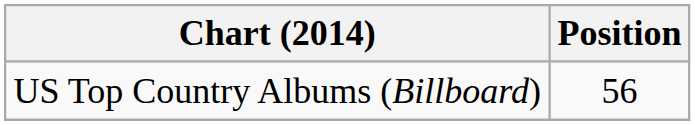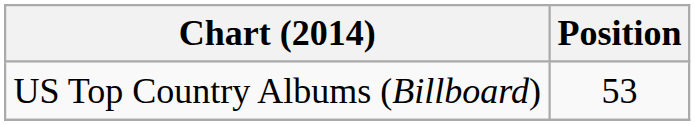(620, 90) 56 -> (620, 90) 53
